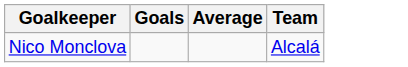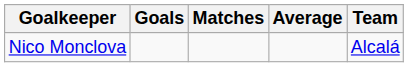+ column: (228, 18)
